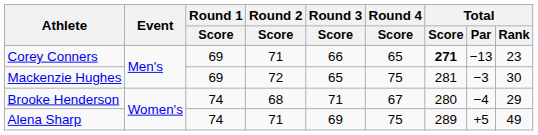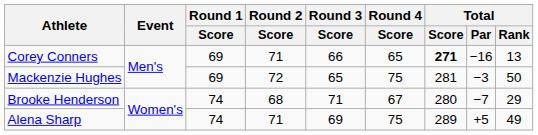(481, 57) −13 -> (481, 57) −16
(514, 57) 23 -> (514, 57) 13
(514, 78) 30 -> (514, 78) 50
(481, 99) −4 -> (481, 99) −7
